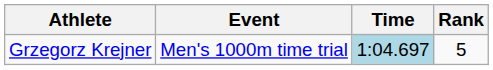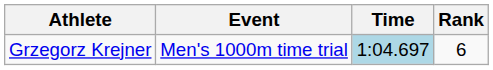(461, 49) 5 -> (461, 49) 6
